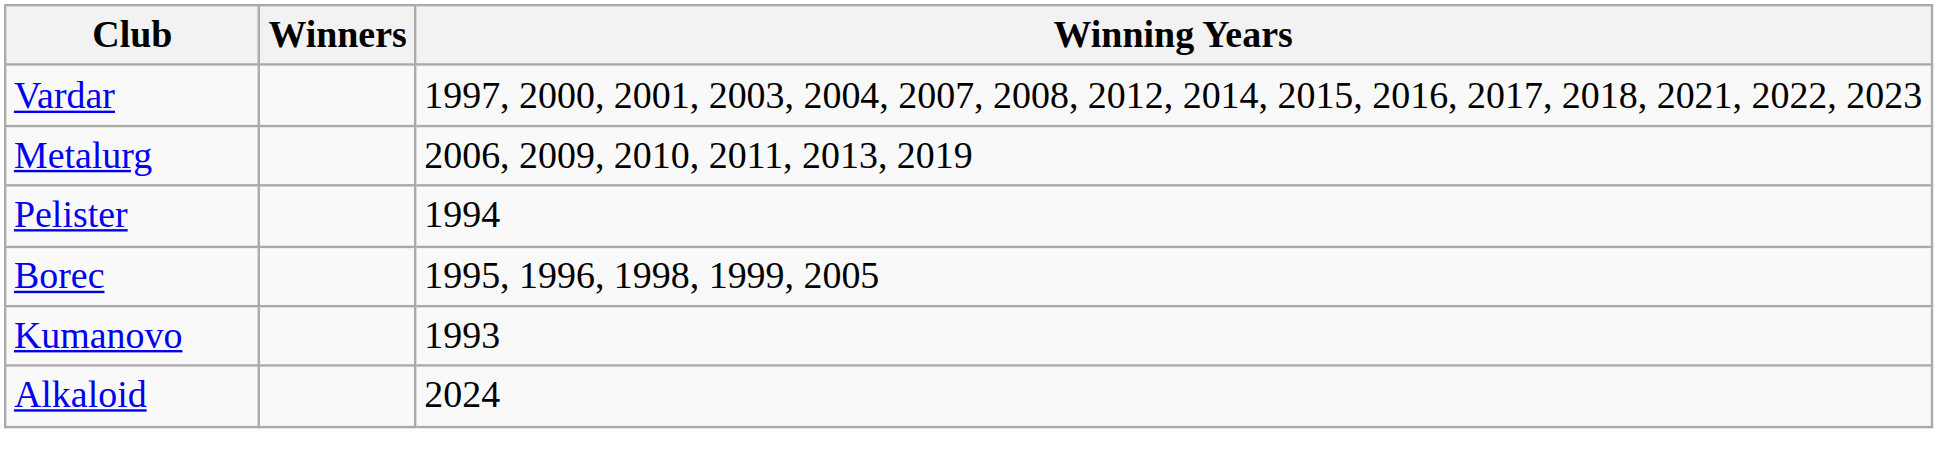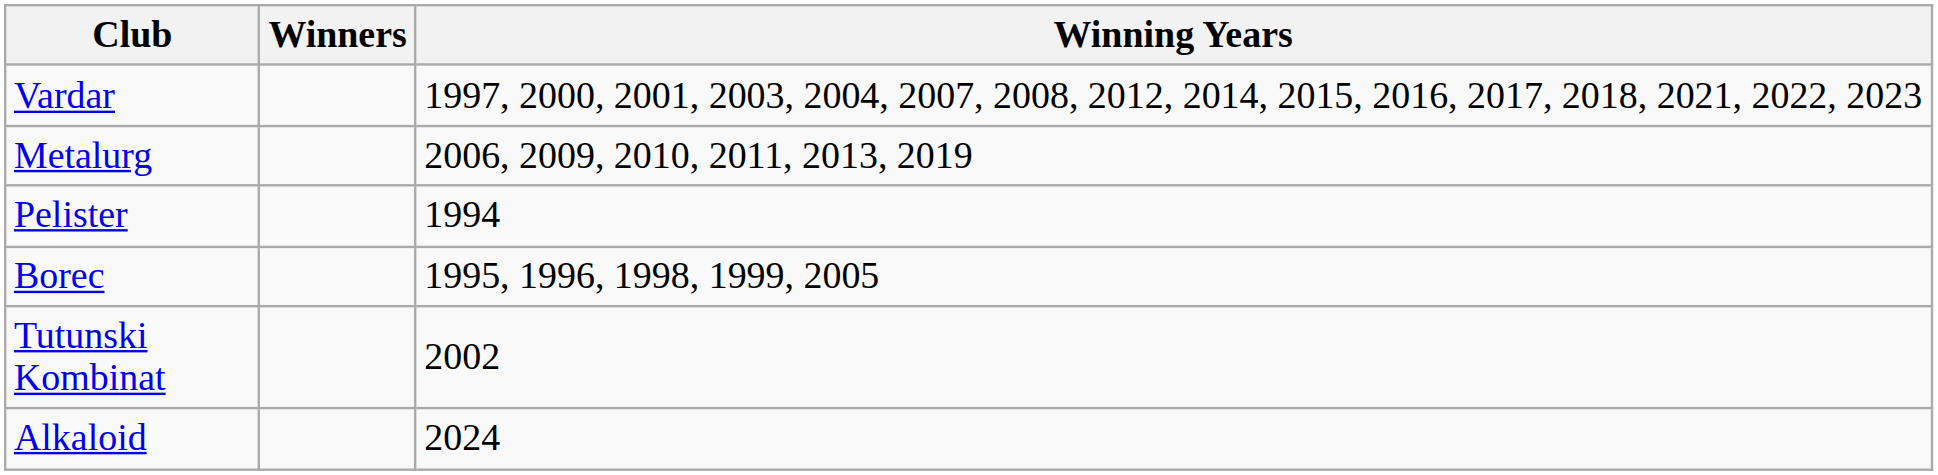- row: (98, 335)
+ row: (90, 356)
